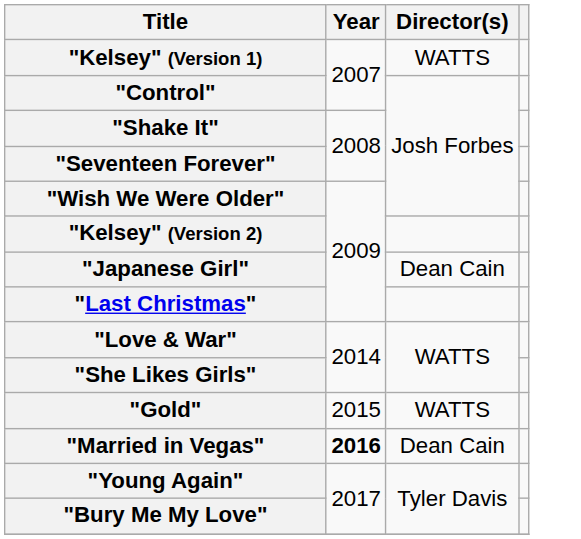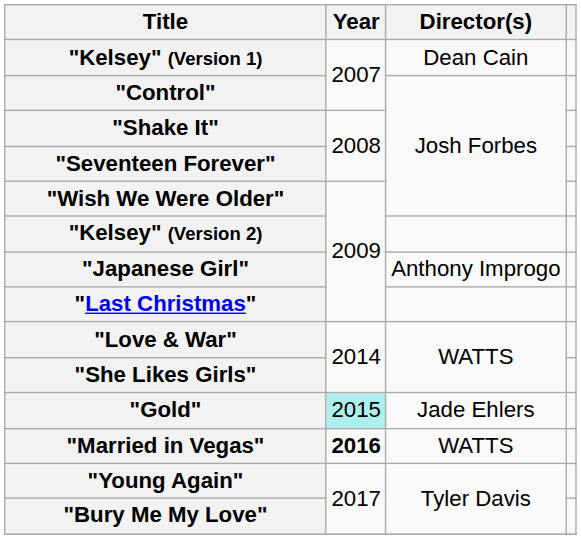(452, 57) WATTS -> (476, 57) Dean Cain
(452, 269) Dean Cain -> (476, 269) Anthony Improgo
(356, 410) no background -> (356, 410) paleturquoise background
(452, 410) WATTS -> (476, 410) Jade Ehlers
(452, 445) Dean Cain -> (476, 445) WATTS
